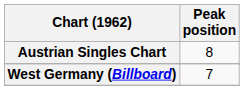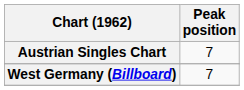(209, 52) 8 -> (209, 52) 7
